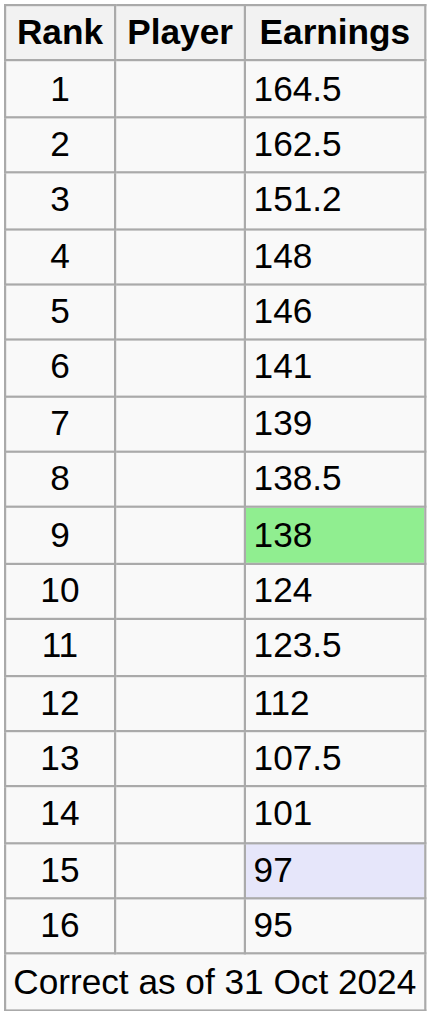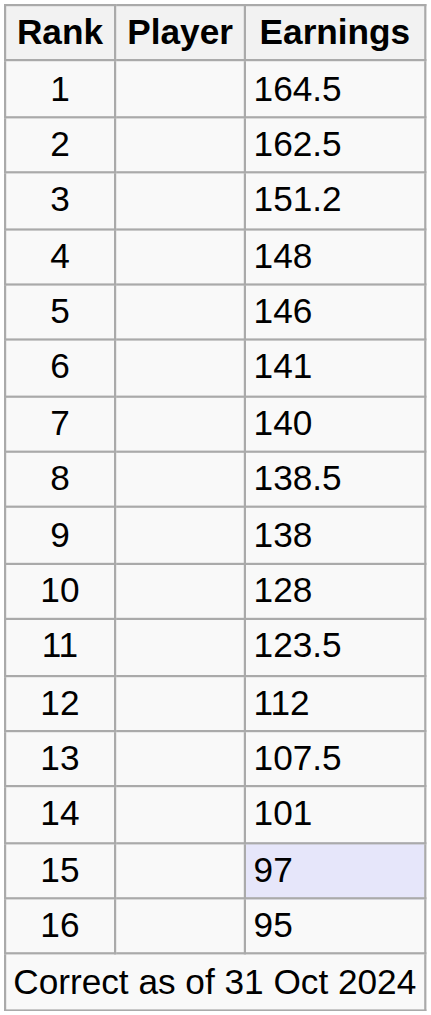(283, 423) 139 -> (283, 423) 140
(283, 534) lightgreen background -> (283, 534) no background
(283, 590) 124 -> (283, 590) 128
